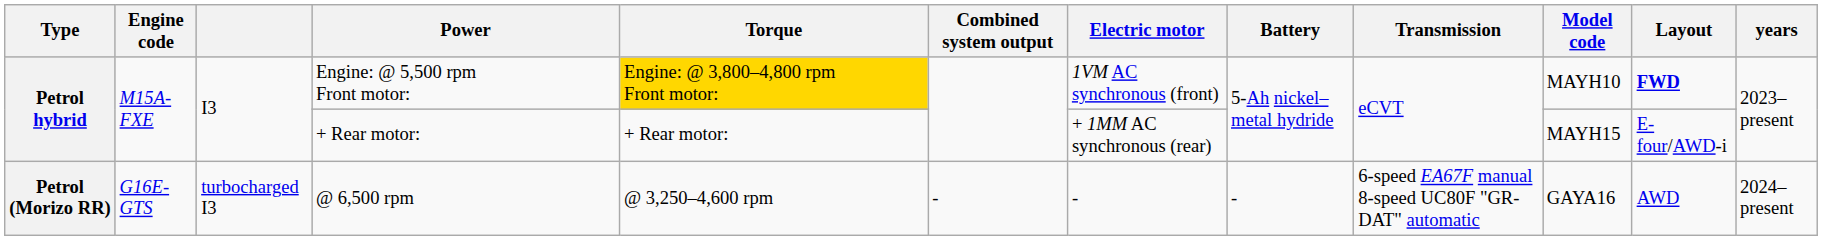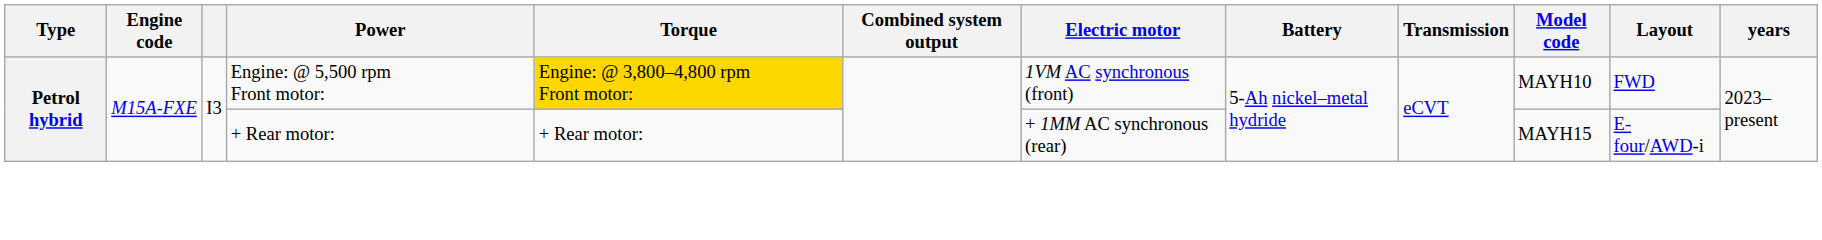(1658, 82) bold -> (1634, 82) normal
- row: (365, 198)
